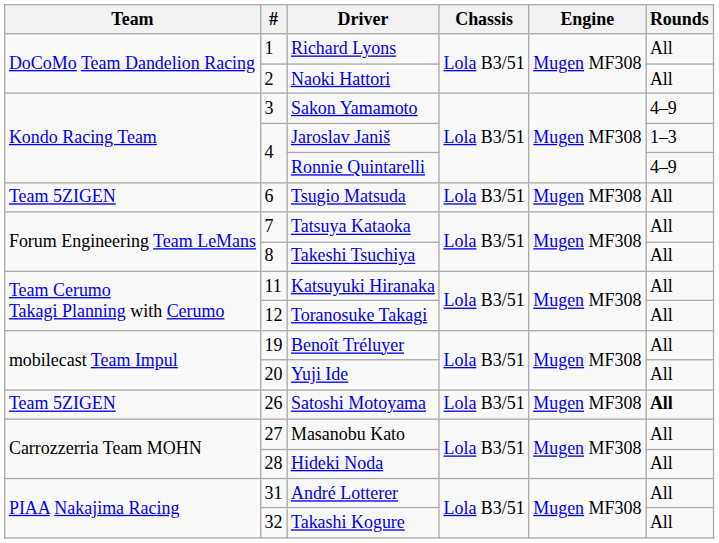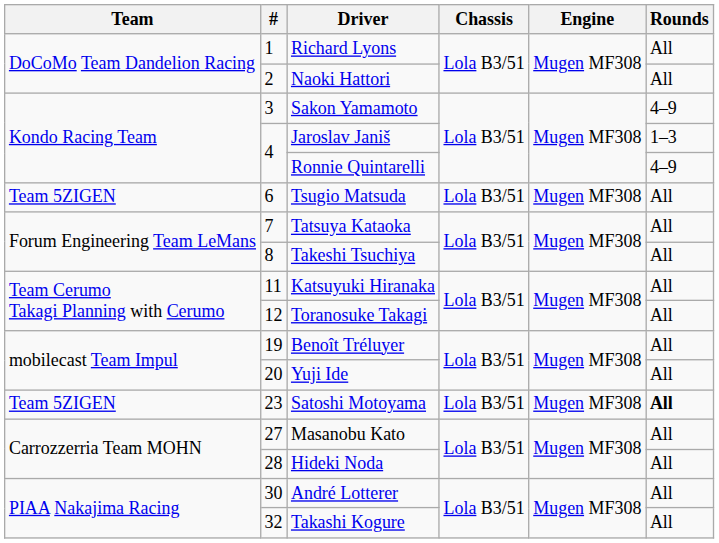(273, 403) 26 -> (273, 403) 23
(273, 492) 31 -> (273, 492) 30
